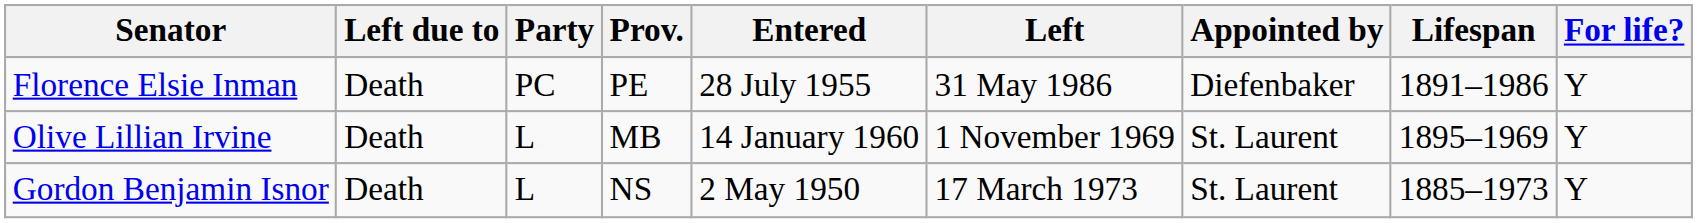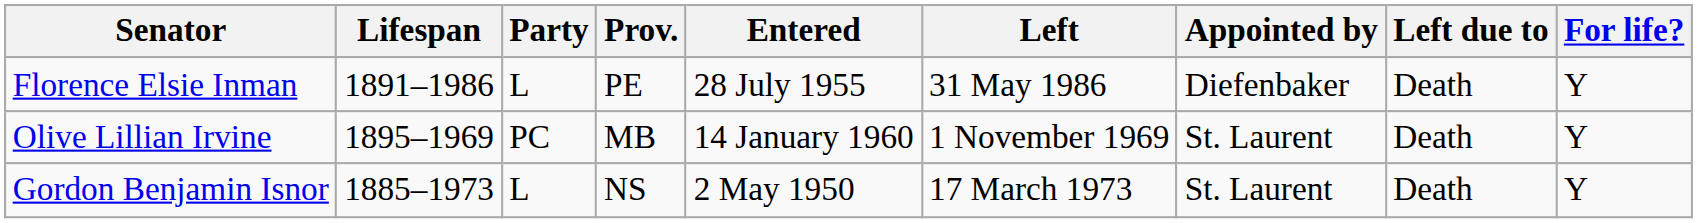columns swapped: (1474, 30) <-> (422, 30)
(535, 83) PC -> (519, 83) L
(525, 136) L -> (530, 136) PC
